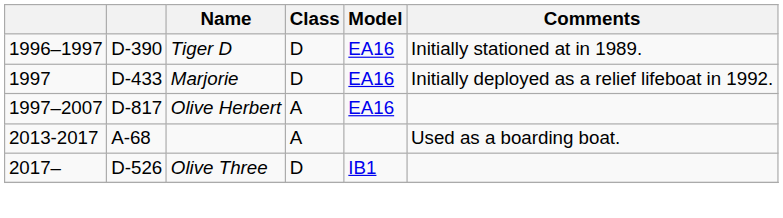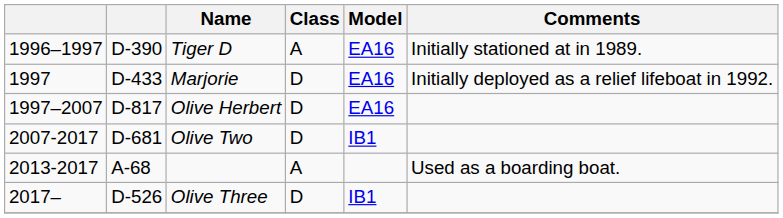(297, 49) D -> (296, 49) A
(296, 108) A -> (297, 108) D
+ row: (54, 138)
